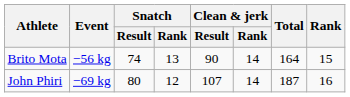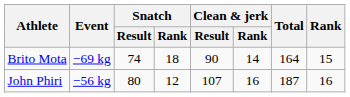(92, 58) −56 kg -> (92, 58) −69 kg
(172, 58) 13 -> (172, 58) 18
(92, 81) −69 kg -> (92, 81) −56 kg
(252, 81) 14 -> (252, 81) 16
